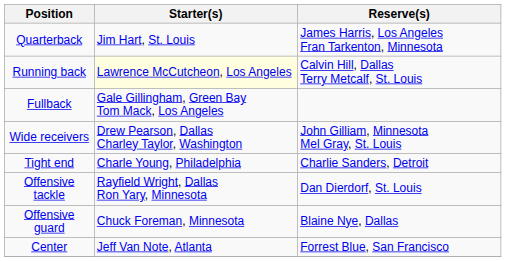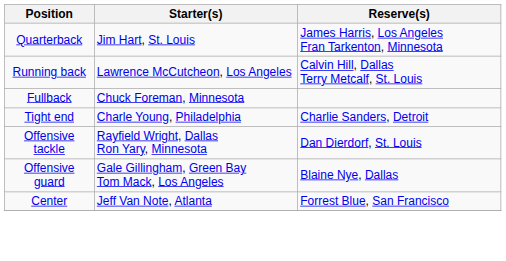(194, 72) lightyellow background -> (194, 72) no background
(172, 104) Gale Gillingham, Green Bay Tom Mack, Los Angeles -> (171, 98) Chuck Foreman, Minnesota
- row: (49, 137)
(171, 221) Chuck Foreman, Minnesota -> (172, 175) Gale Gillingham, Green Bay Tom Mack, Los Angeles
